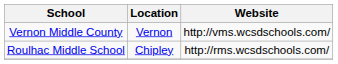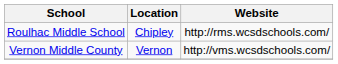rows swapped: (66, 50) <-> (66, 31)
